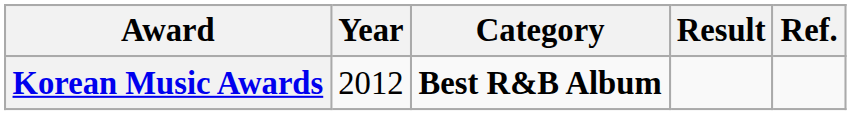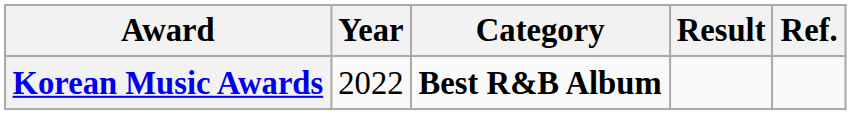(371, 82) 2012 -> (371, 82) 2022
